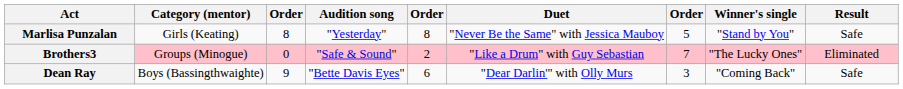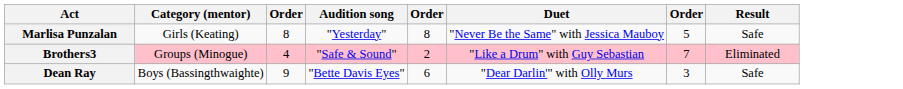- column: (755, 14)
(286, 53) 0 -> (286, 53) 4
